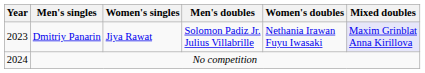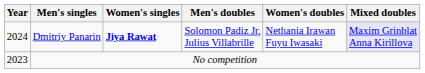(17, 37) 2023 -> (17, 37) 2024
(129, 37) normal -> (131, 37) bold
(17, 60) 2024 -> (17, 60) 2023
